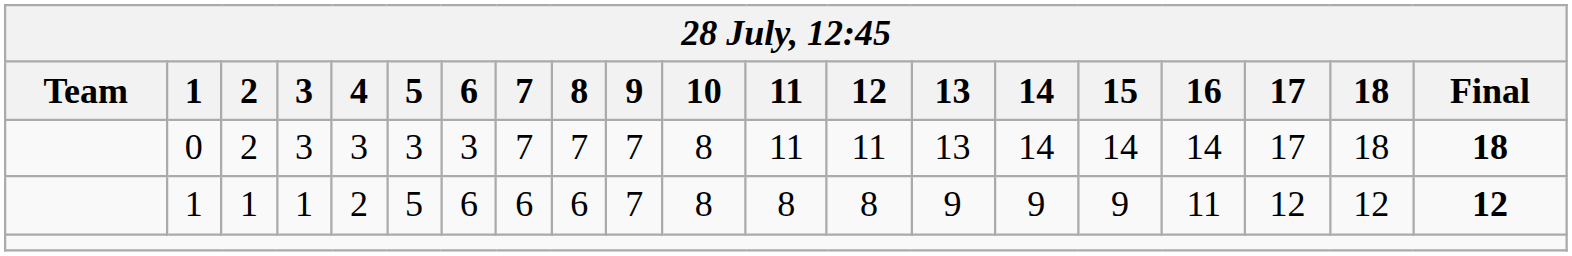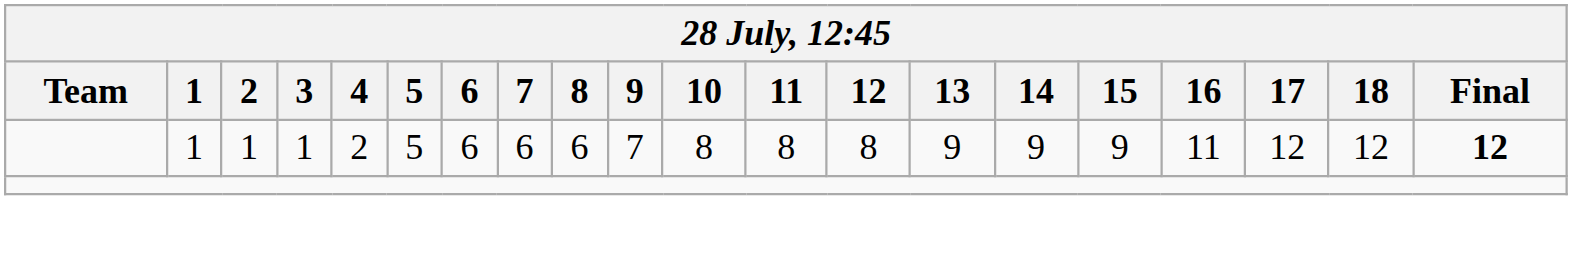- row: (194, 147)
